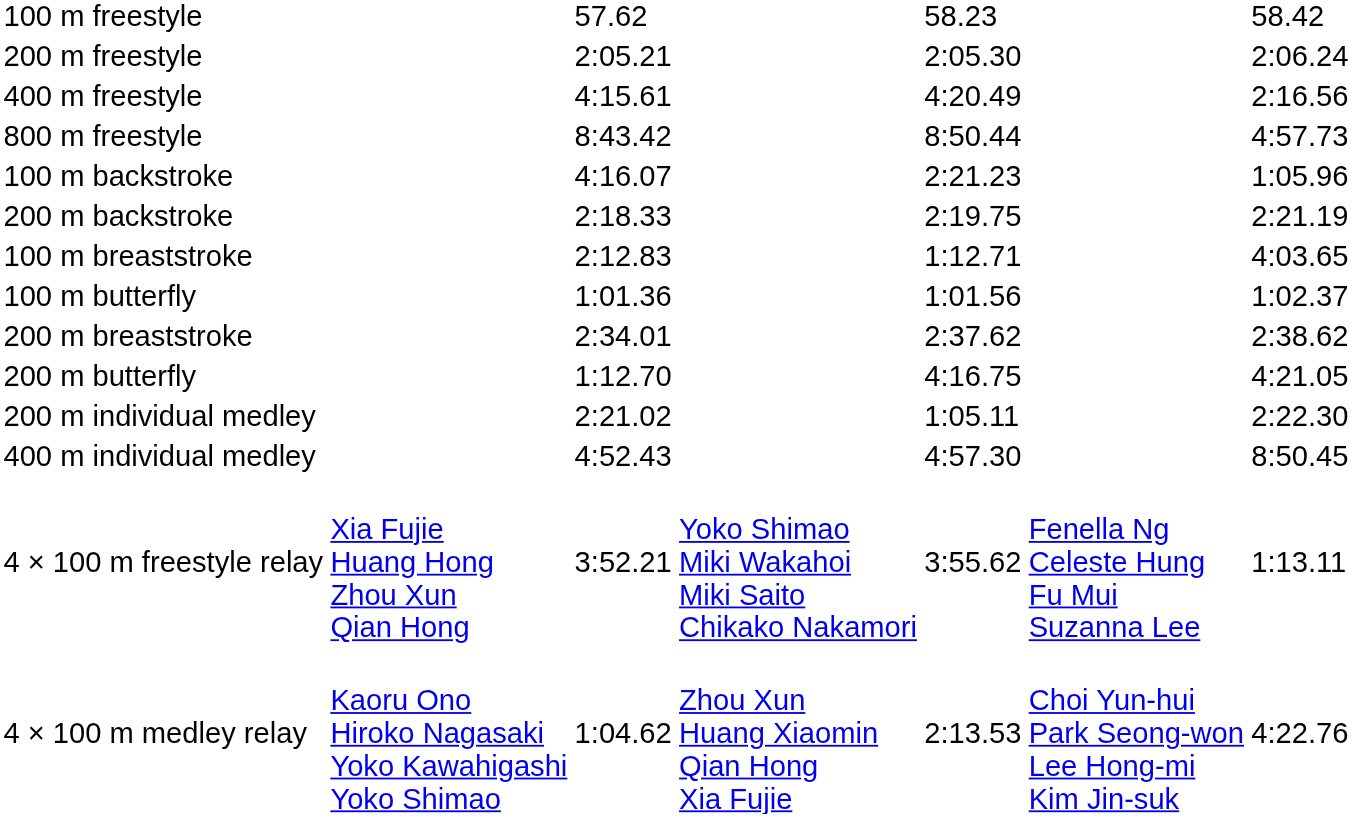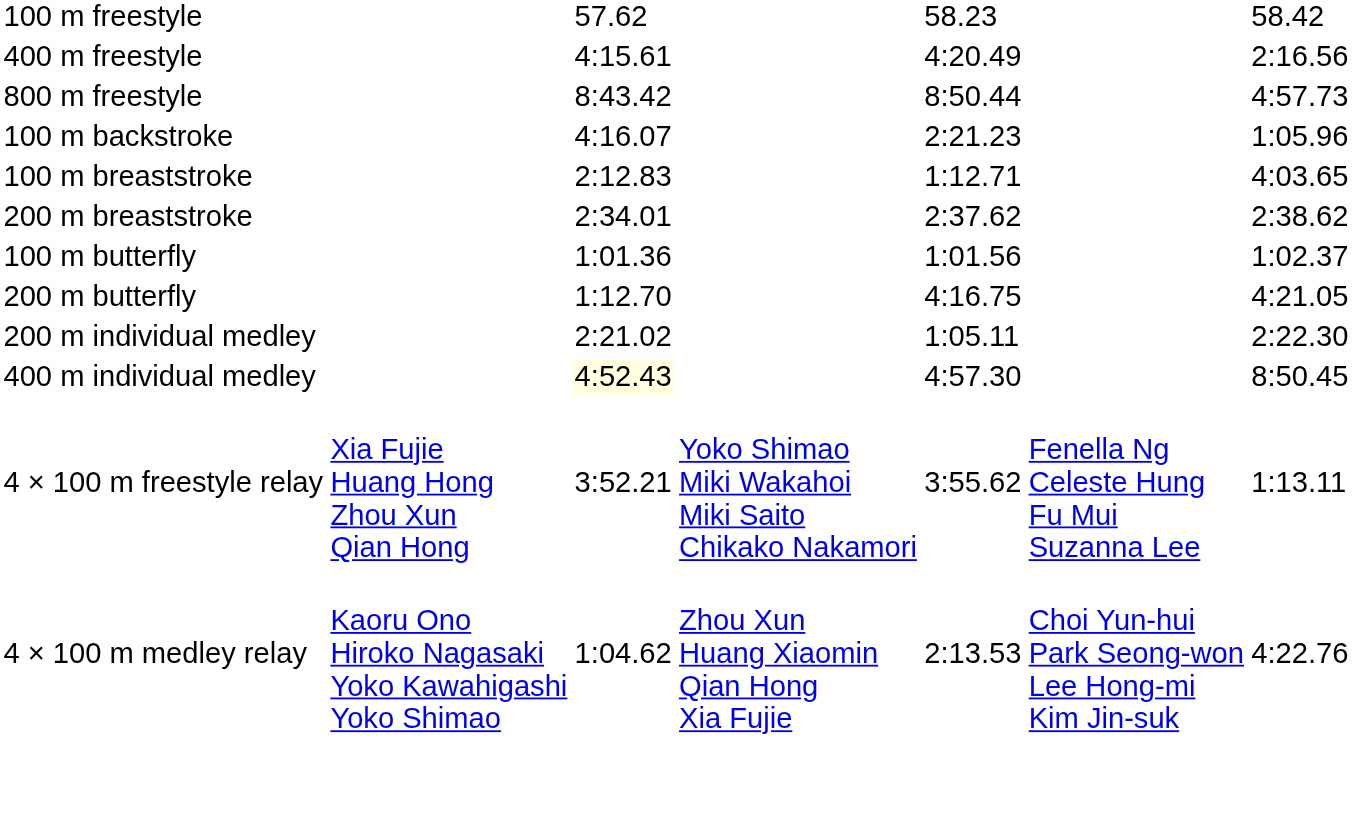- row: (103, 56)
- row: (118, 216)
rows swapped: (128, 336) <-> (100, 296)
(623, 456) no background -> (623, 376) lightyellow background
